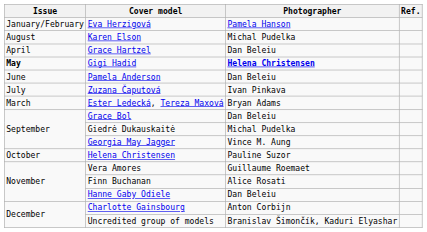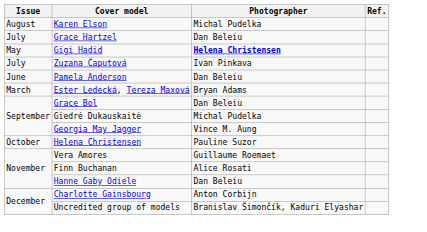- row: (119, 24)
(18, 50) April -> (16, 37) July
(14, 63) bold -> (14, 50) normal
rows swapped: (124, 77) <-> (124, 90)
